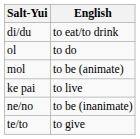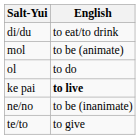rows swapped: (16, 69) <-> (12, 50)
(68, 87) normal -> (68, 87) bold
